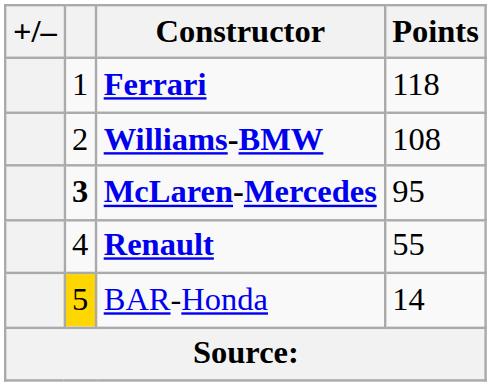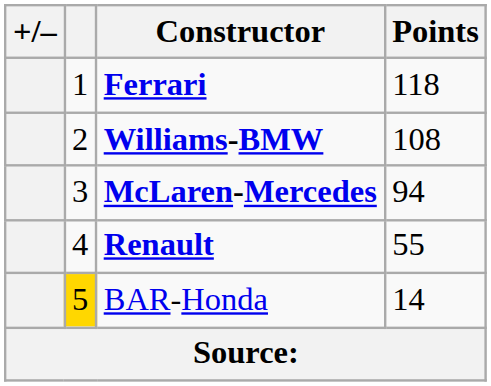(80, 191) bold -> (80, 191) normal
(408, 191) 95 -> (408, 191) 94
